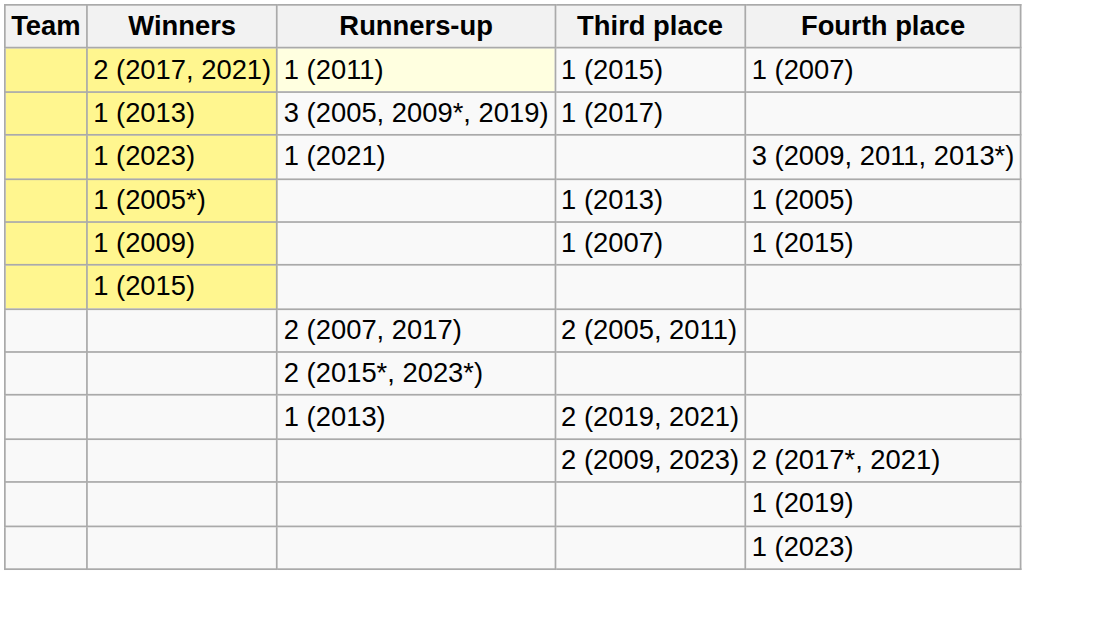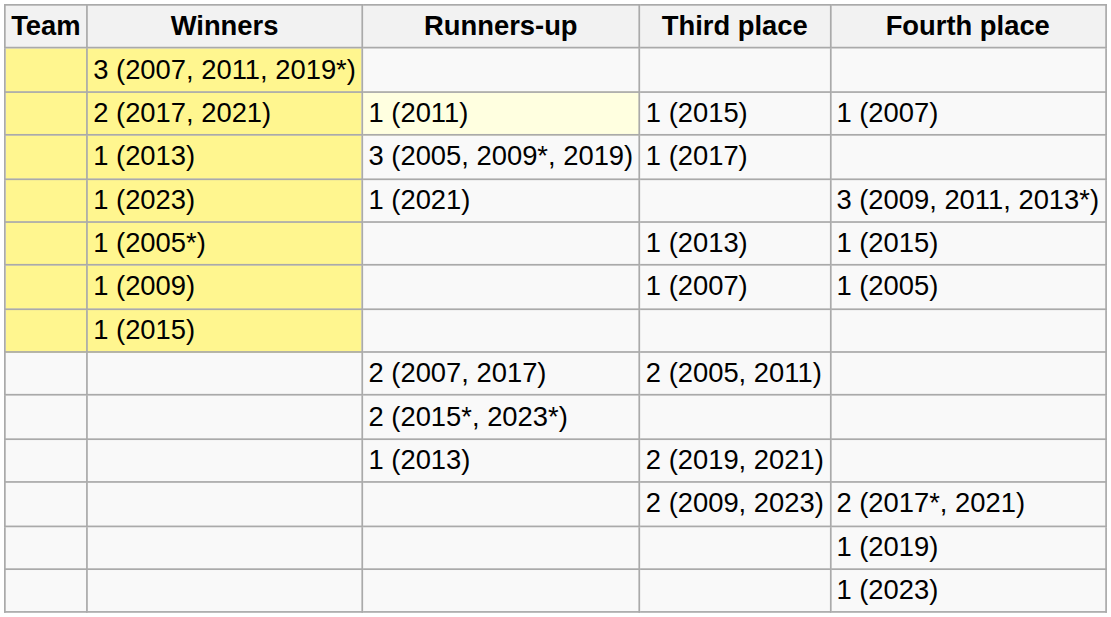+ row: (225, 69)
(803, 199) 1 (2005) -> (887, 243) 1 (2015)
(803, 243) 1 (2015) -> (887, 286) 1 (2005)
